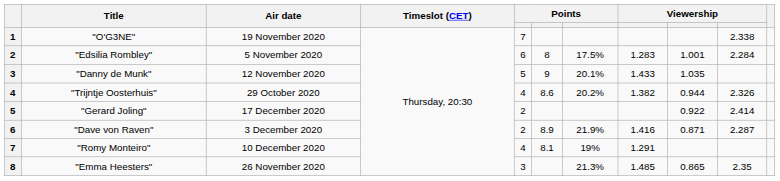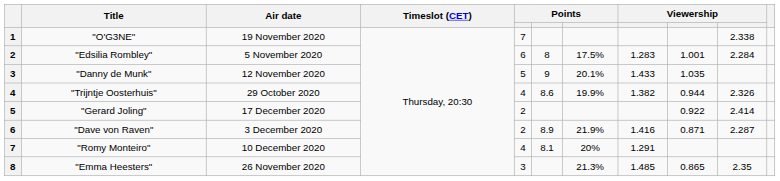(590, 92) 20.2% -> (590, 92) 19.9%
(590, 148) 19% -> (590, 148) 20%
